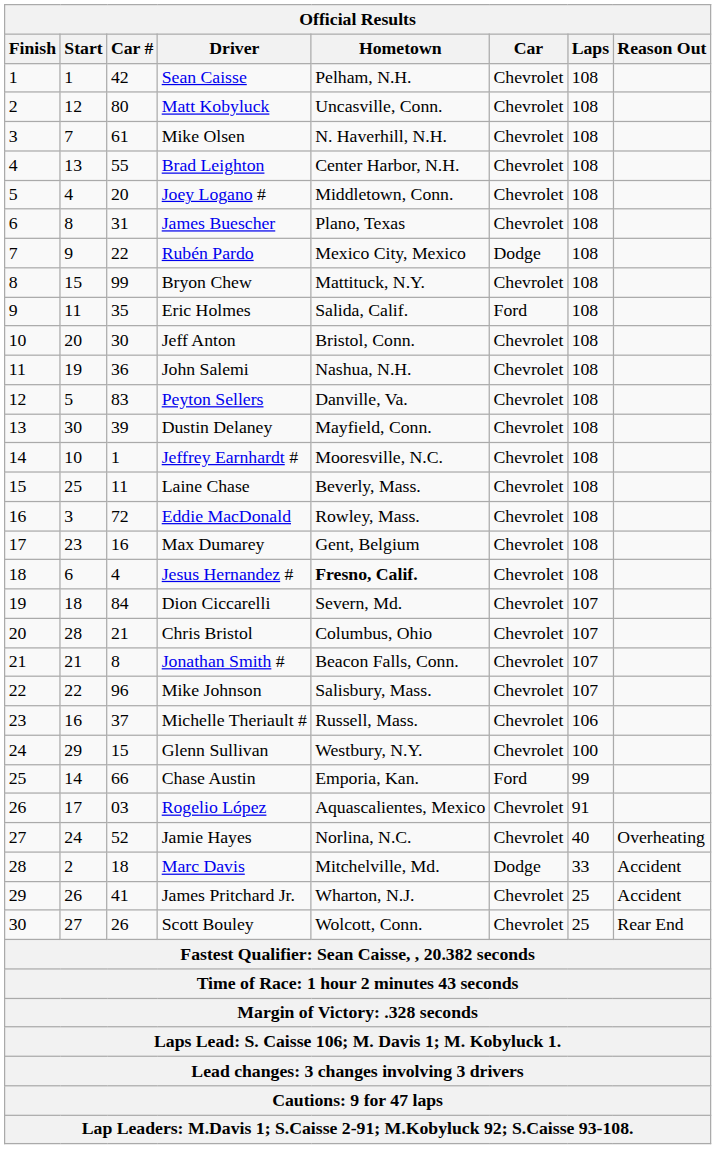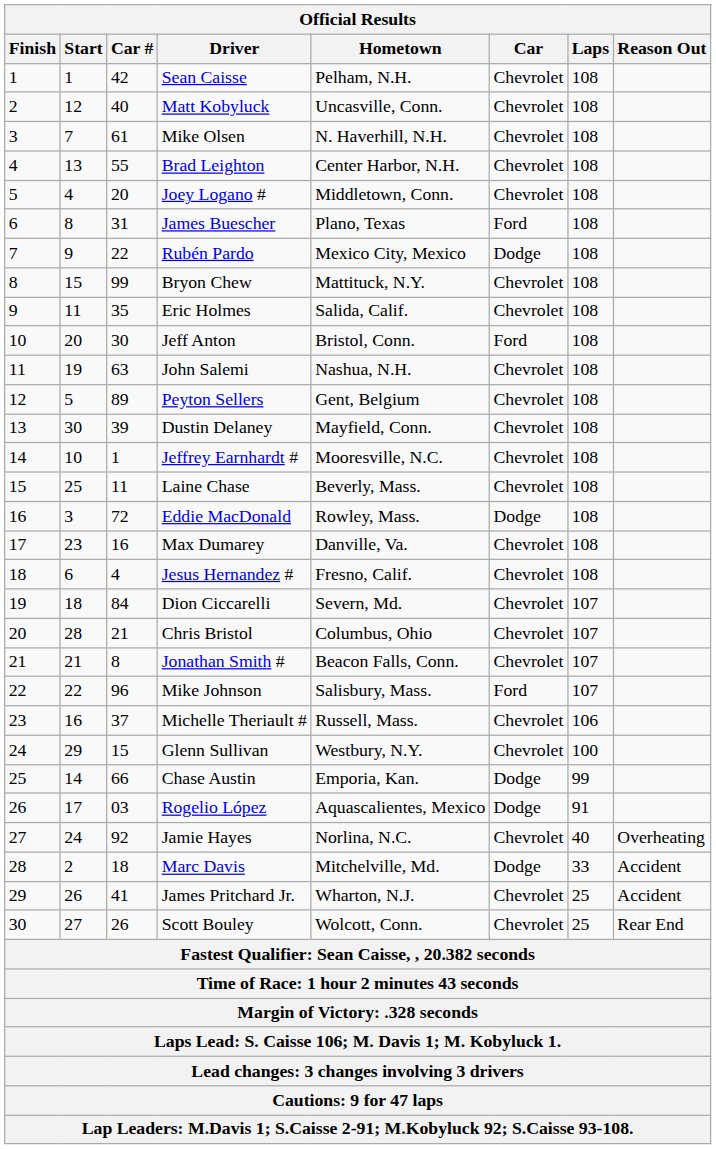(120, 107) 80 -> (120, 107) 40
(528, 223) Chevrolet -> (510, 223) Ford
(510, 311) Ford -> (528, 311) Chevrolet
(528, 340) Chevrolet -> (510, 340) Ford
(120, 370) 36 -> (120, 370) 63
(120, 399) 83 -> (120, 399) 89
(361, 399) Danville, Va. -> (367, 399) Gent, Belgium
(528, 516) Chevrolet -> (517, 516) Dodge
(367, 545) Gent, Belgium -> (361, 545) Danville, Va.
(366, 574) bold -> (364, 574) normal
(528, 691) Chevrolet -> (510, 691) Ford
(510, 779) Ford -> (517, 779) Dodge
(528, 808) Chevrolet -> (517, 808) Dodge
(120, 837) 52 -> (120, 837) 92
